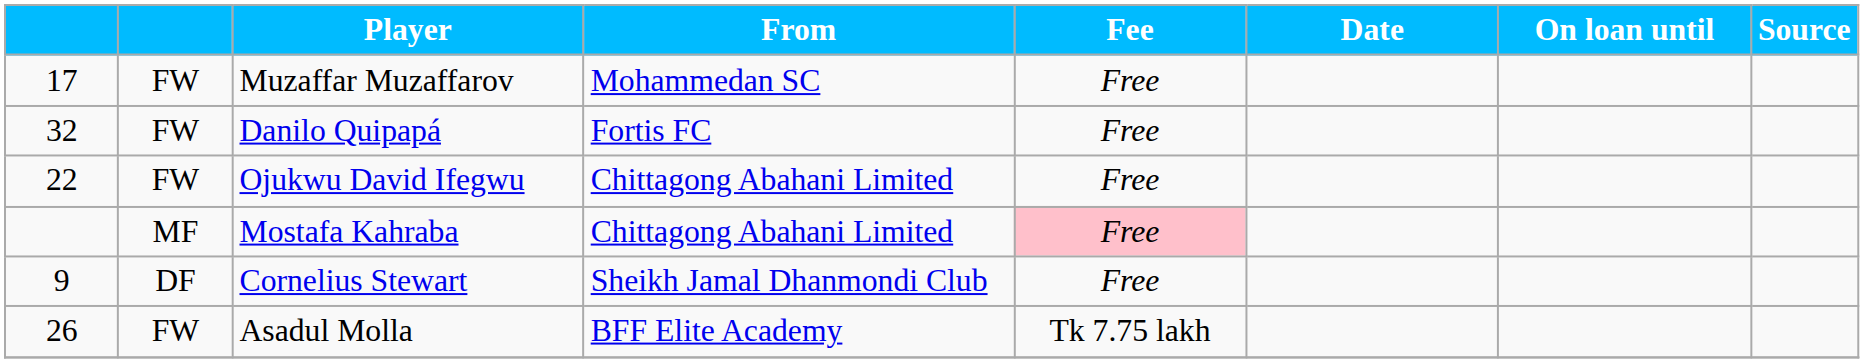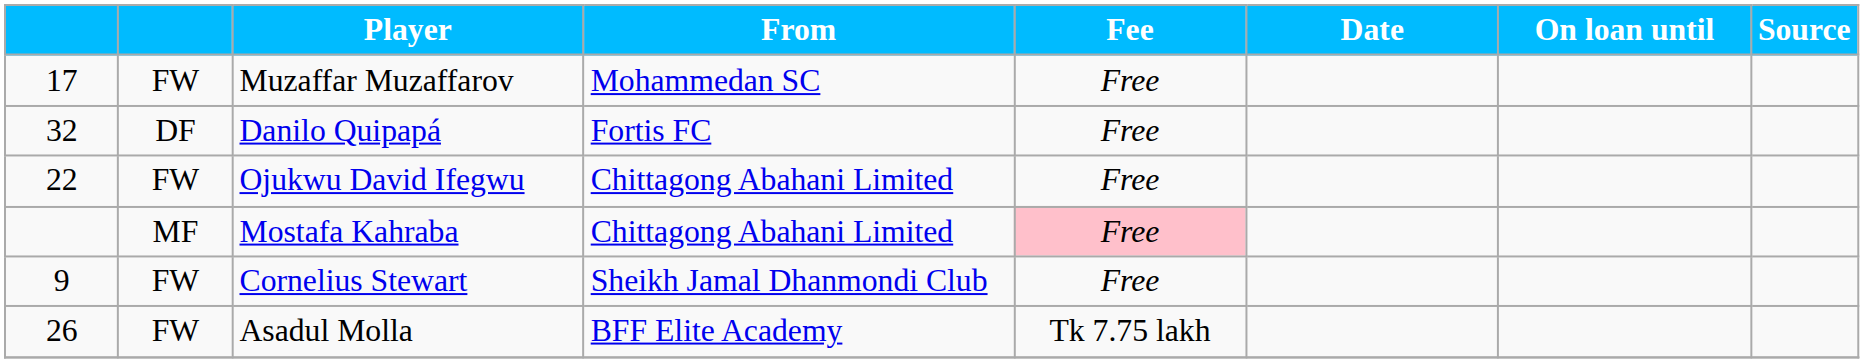(175, 130) FW -> (175, 130) DF
(175, 280) DF -> (175, 280) FW
